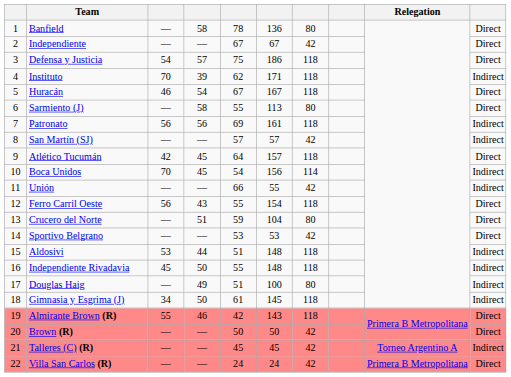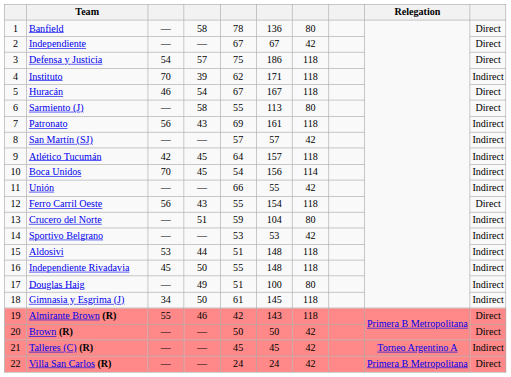(202, 124) 56 -> (202, 124) 43
(488, 156) Direct -> (488, 156) Indirect
(488, 220) Direct -> (488, 220) Indirect
(488, 236) Direct -> (488, 236) Indirect
